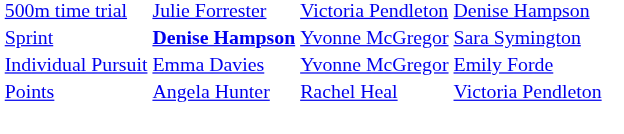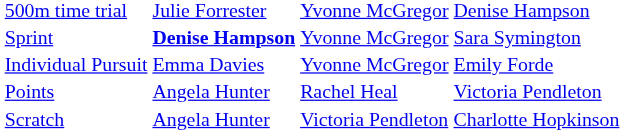(374, 10) Victoria Pendleton -> (374, 10) Yvonne McGregor
+ row: (34, 119)
